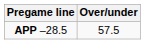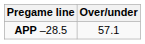(109, 30) 57.5 -> (109, 30) 57.1
